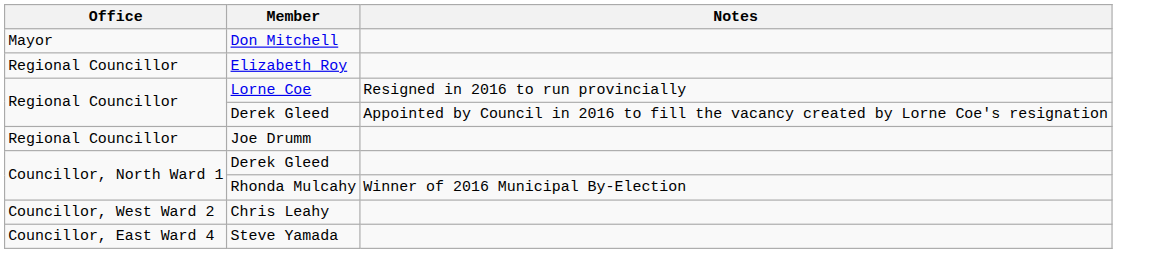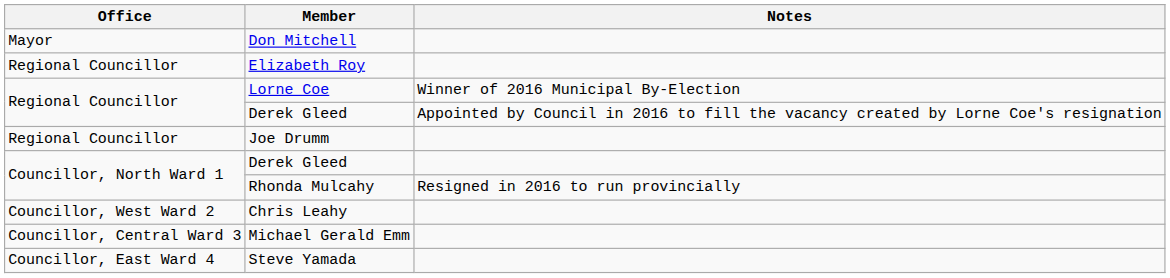(525, 90) Resigned in 2016 to run provincially -> (579, 90) Winner of 2016 Municipal By-Election
(525, 187) Winner of 2016 Municipal By-Election -> (579, 187) Resigned in 2016 to run provincially
+ row: (125, 236)
